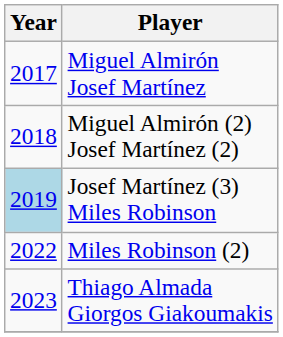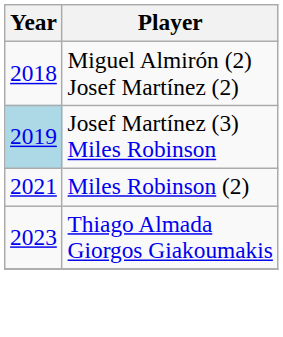- row: (143, 73)
(33, 250) 2022 -> (33, 186) 2021
